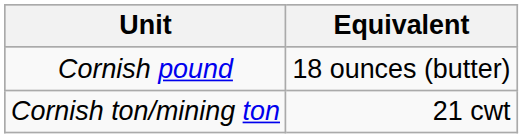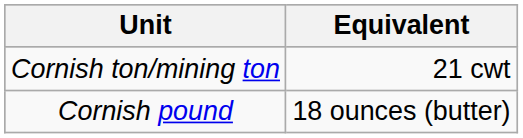rows swapped: (146, 111) <-> (146, 68)
